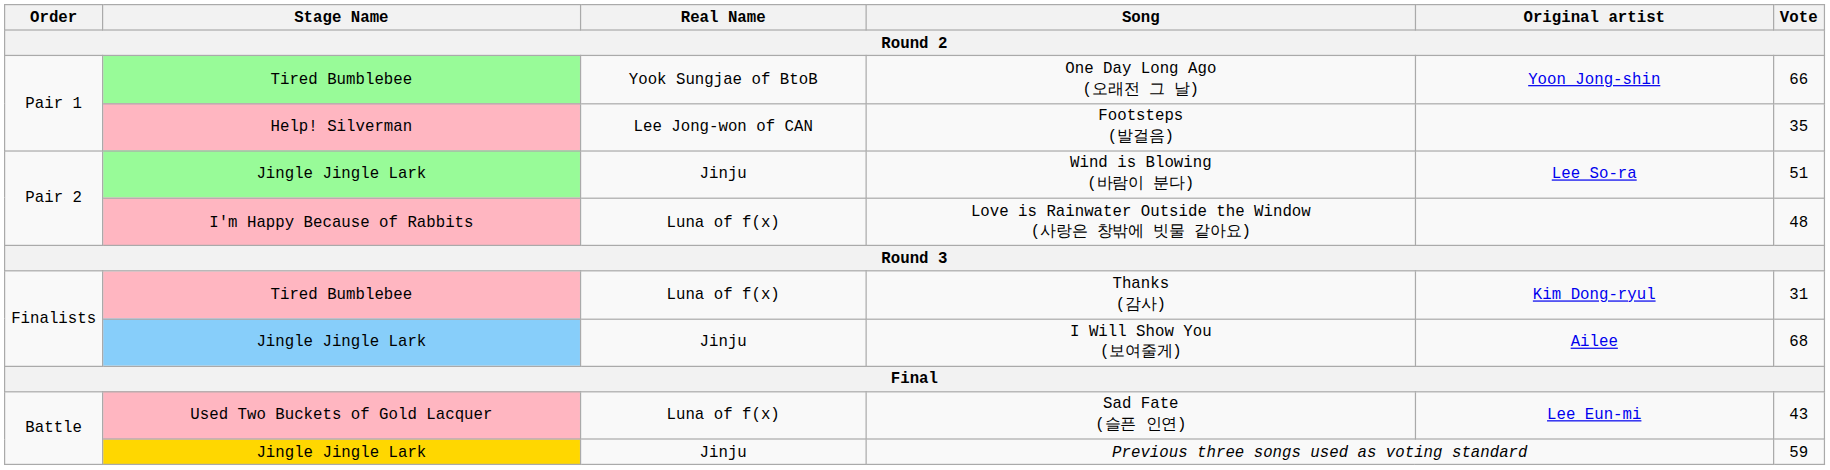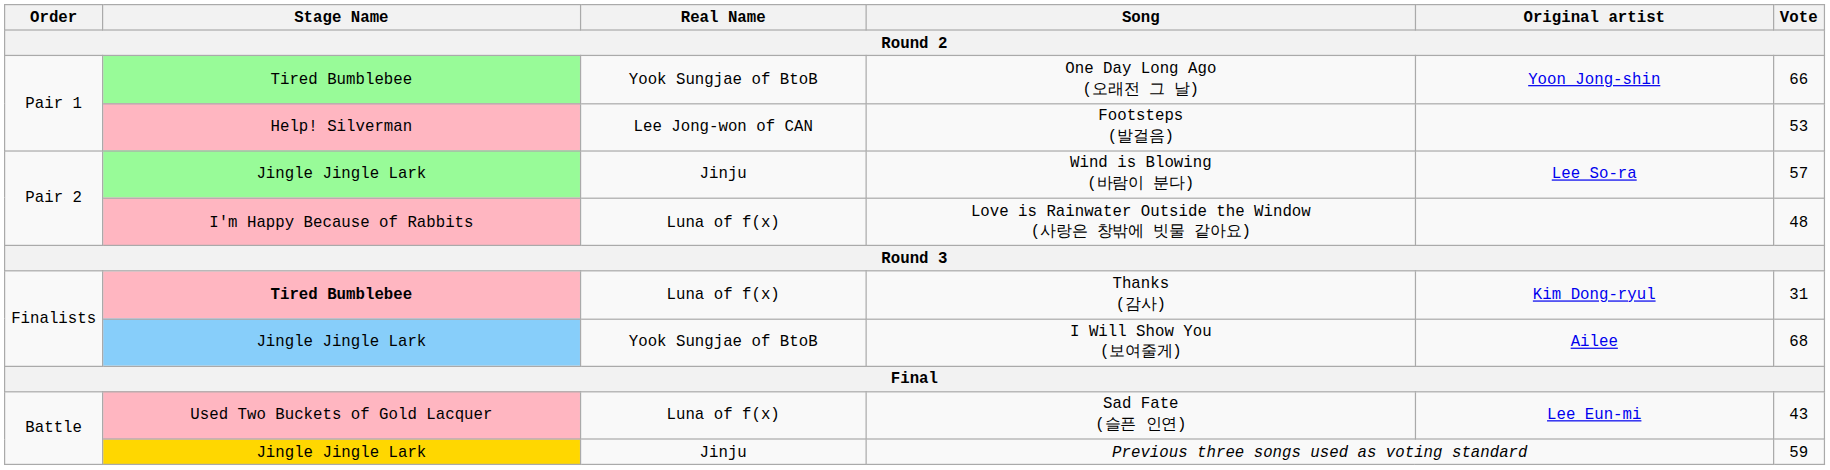(1799, 127) 35 -> (1799, 127) 53
(1799, 174) 51 -> (1799, 174) 57
(341, 295) normal -> (341, 295) bold
(723, 342) Jinju -> (723, 342) Yook Sungjae of BtoB
